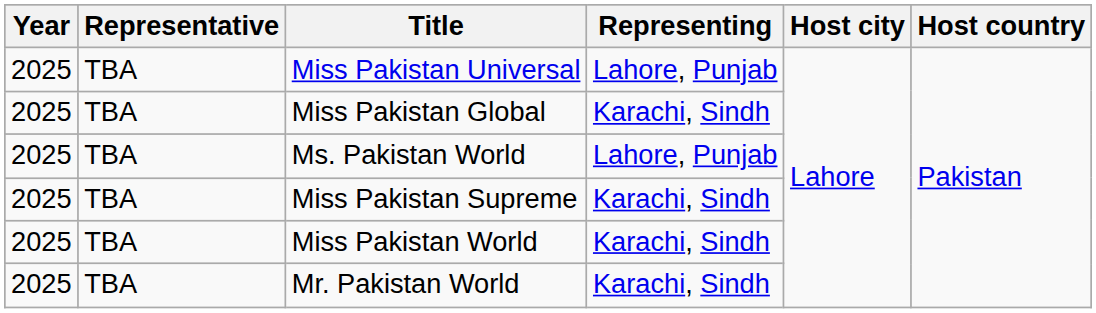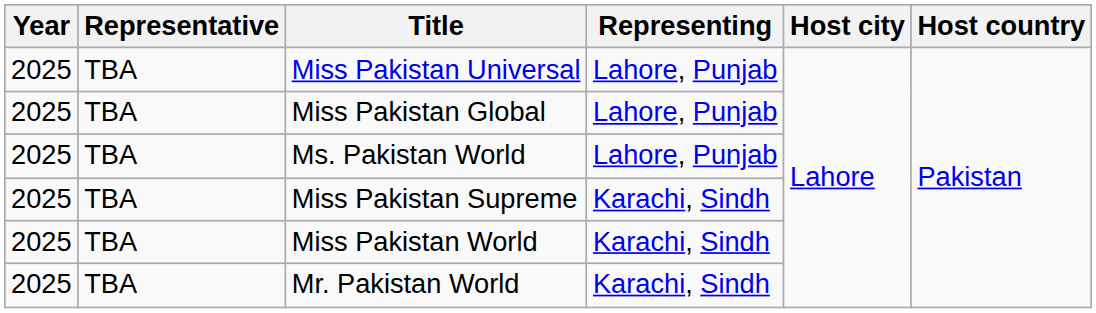(681, 112) Karachi, Sindh -> (685, 112) Lahore, Punjab
